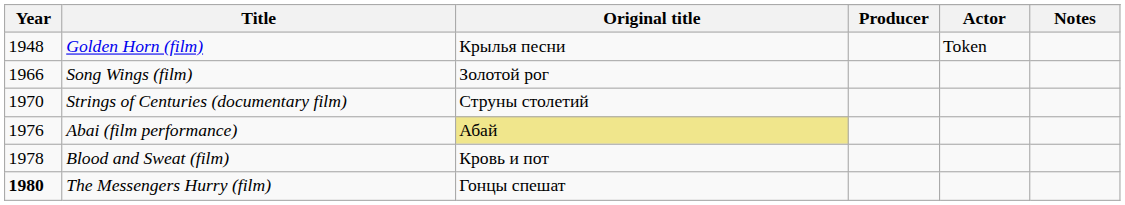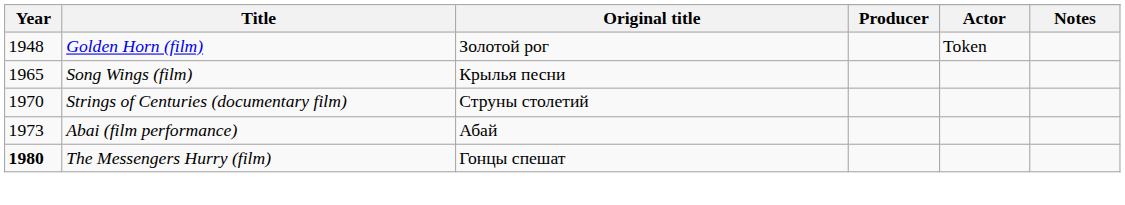(512, 46) Крылья песни -> (504, 46) Золотой рог
(26, 74) 1966 -> (26, 74) 1965
(504, 74) Золотой рог -> (512, 74) Крылья песни
(26, 130) 1976 -> (26, 130) 1973
(478, 130) khaki background -> (478, 130) no background
- row: (148, 158)
